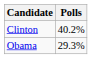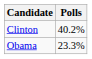(71, 45) 29.3% -> (71, 45) 23.3%
